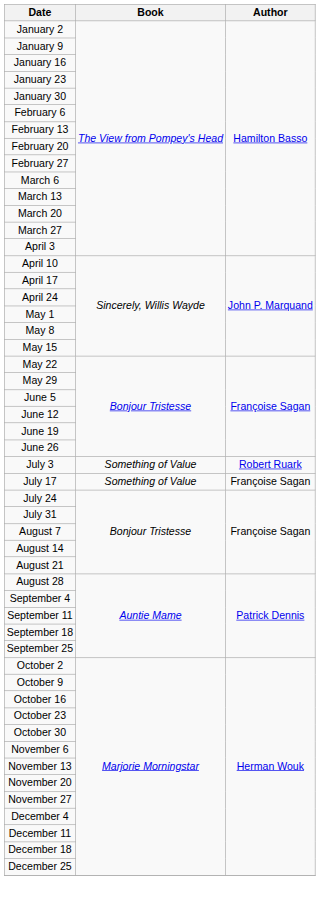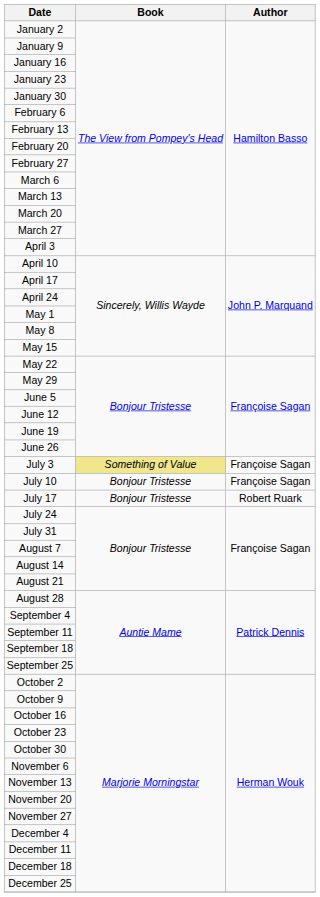(150, 465) no background -> (150, 465) khaki background
(270, 465) Robert Ruark -> (270, 465) Françoise Sagan
+ row: (40, 481)
(150, 481) Something of Value -> (150, 498) Bonjour Tristesse
(270, 481) Françoise Sagan -> (270, 498) Robert Ruark
